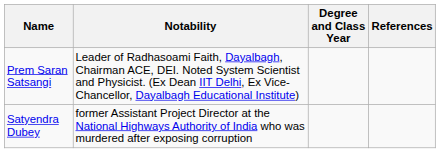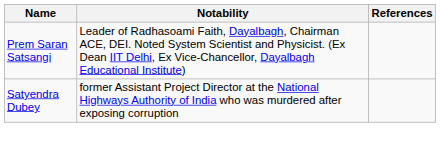- column: (338, 26)
